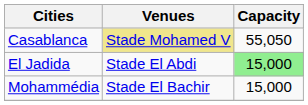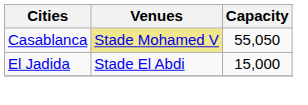(269, 64) lightgreen background -> (257, 64) no background
- row: (53, 87)
